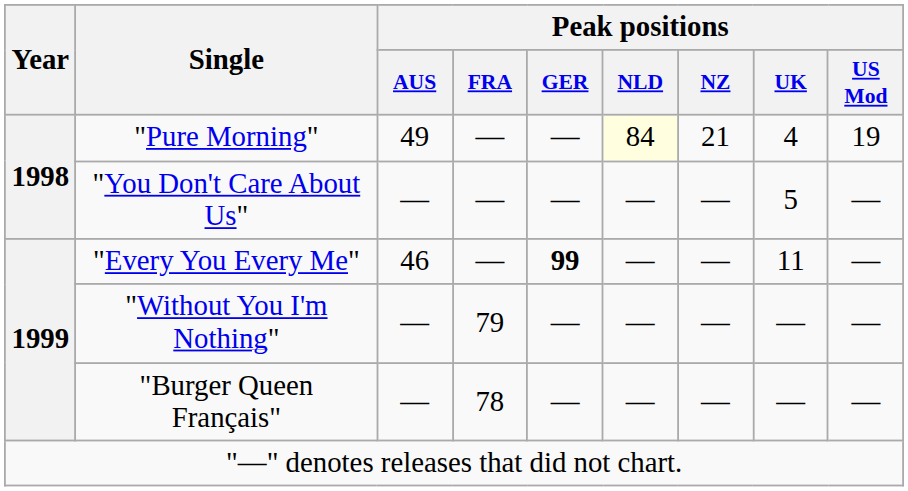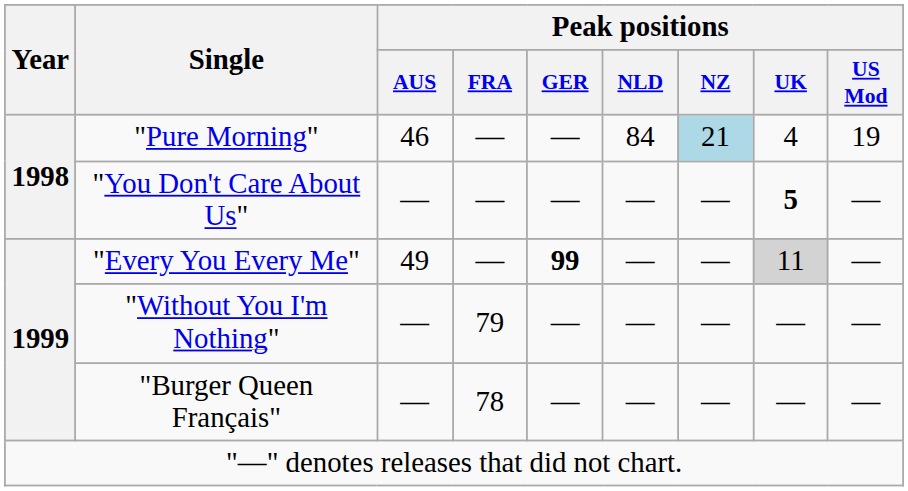(415, 137) 49 -> (415, 137) 46
(640, 137) lightyellow background -> (640, 137) no background
(715, 137) no background -> (715, 137) lightblue background
(791, 199) normal -> (791, 199) bold
(415, 261) 46 -> (415, 261) 49
(791, 261) no background -> (791, 261) lightgrey background
